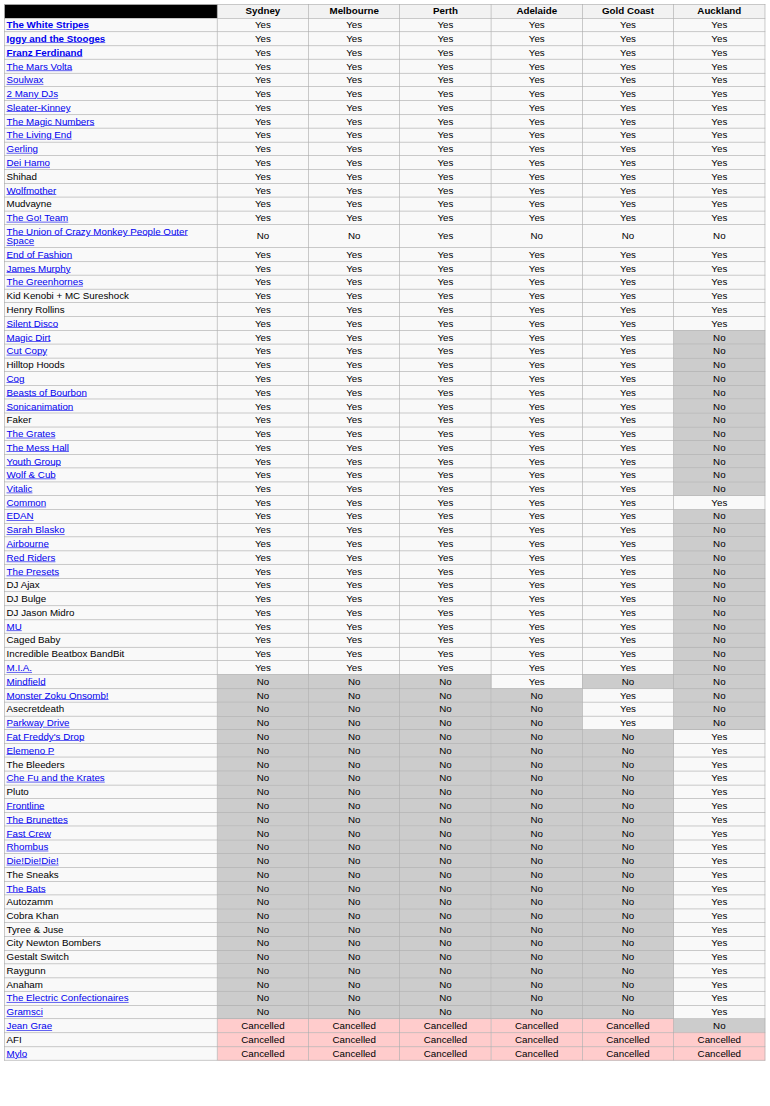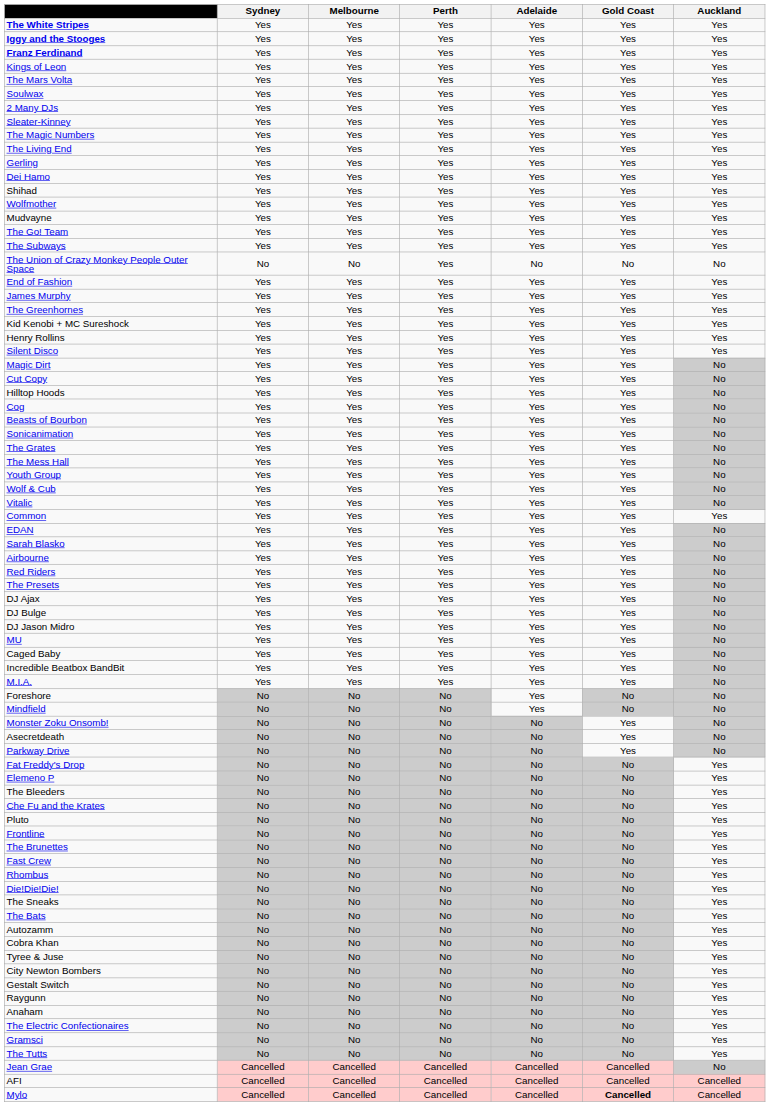+ row: (36, 66)
+ row: (36, 245)
- row: (19, 420)
+ row: (29, 695)
+ row: (27, 1053)
(628, 1053) normal -> (628, 1095) bold
